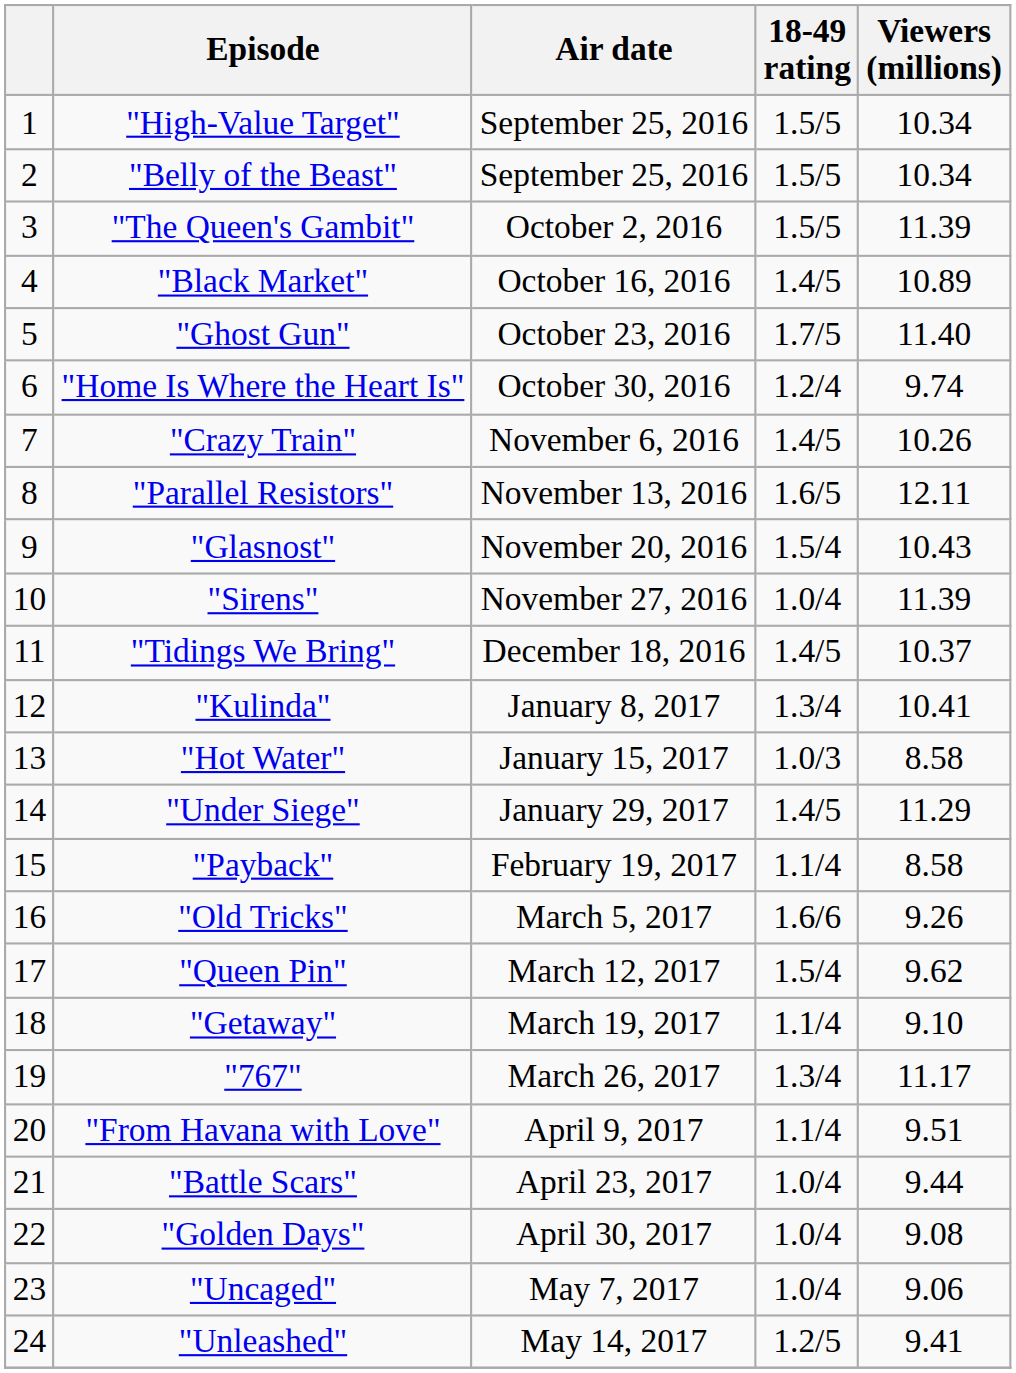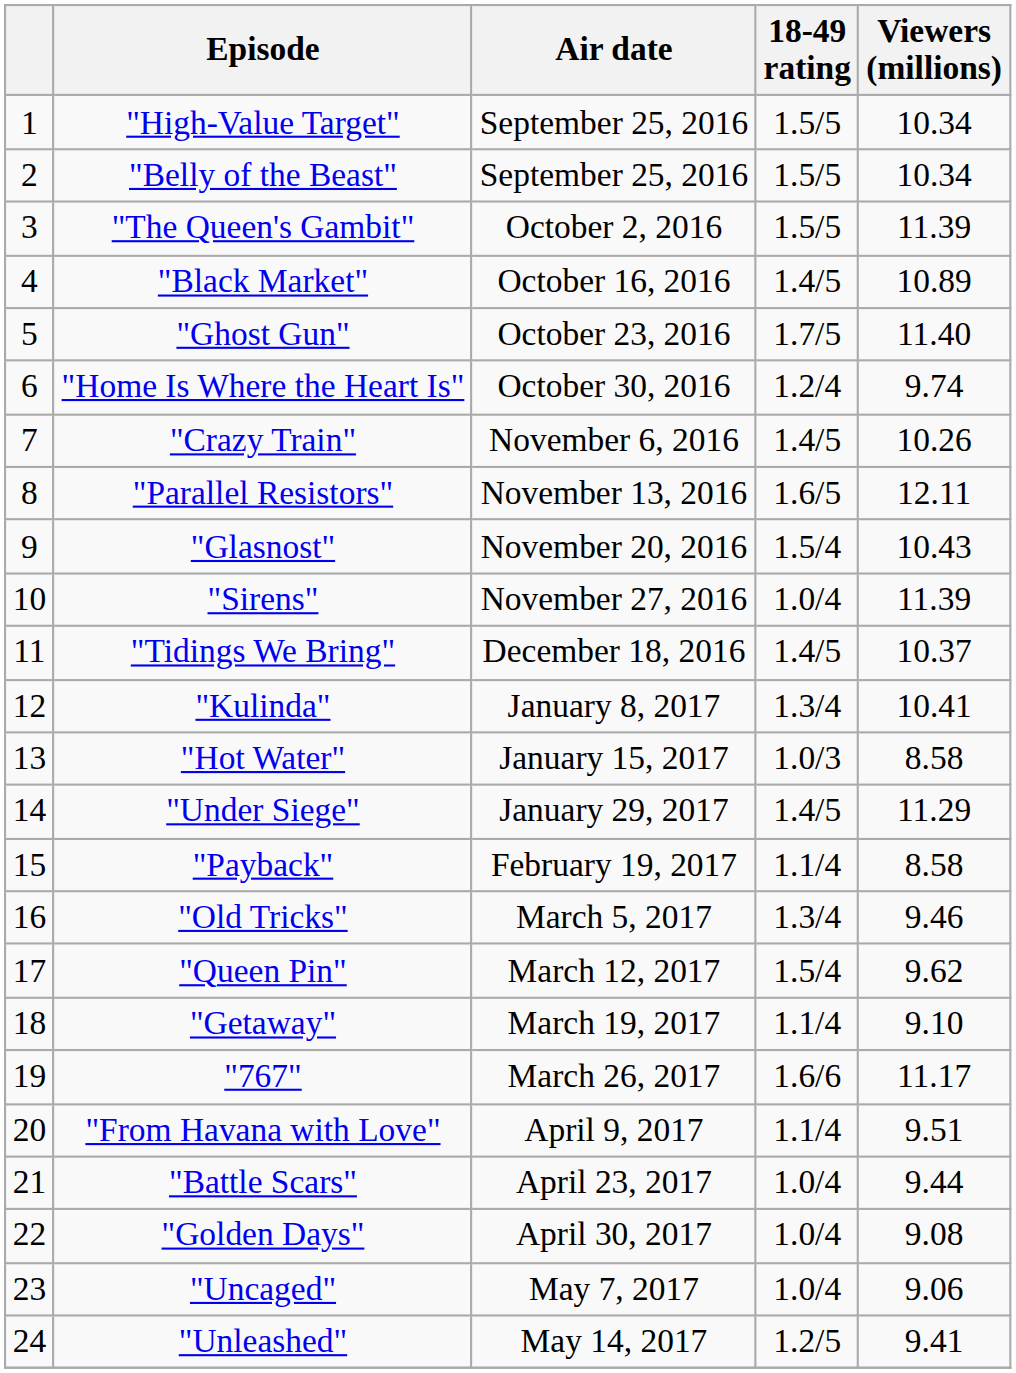(807, 917) 1.6/6 -> (807, 917) 1.3/4
(934, 917) 9.26 -> (934, 917) 9.46
(807, 1076) 1.3/4 -> (807, 1076) 1.6/6
